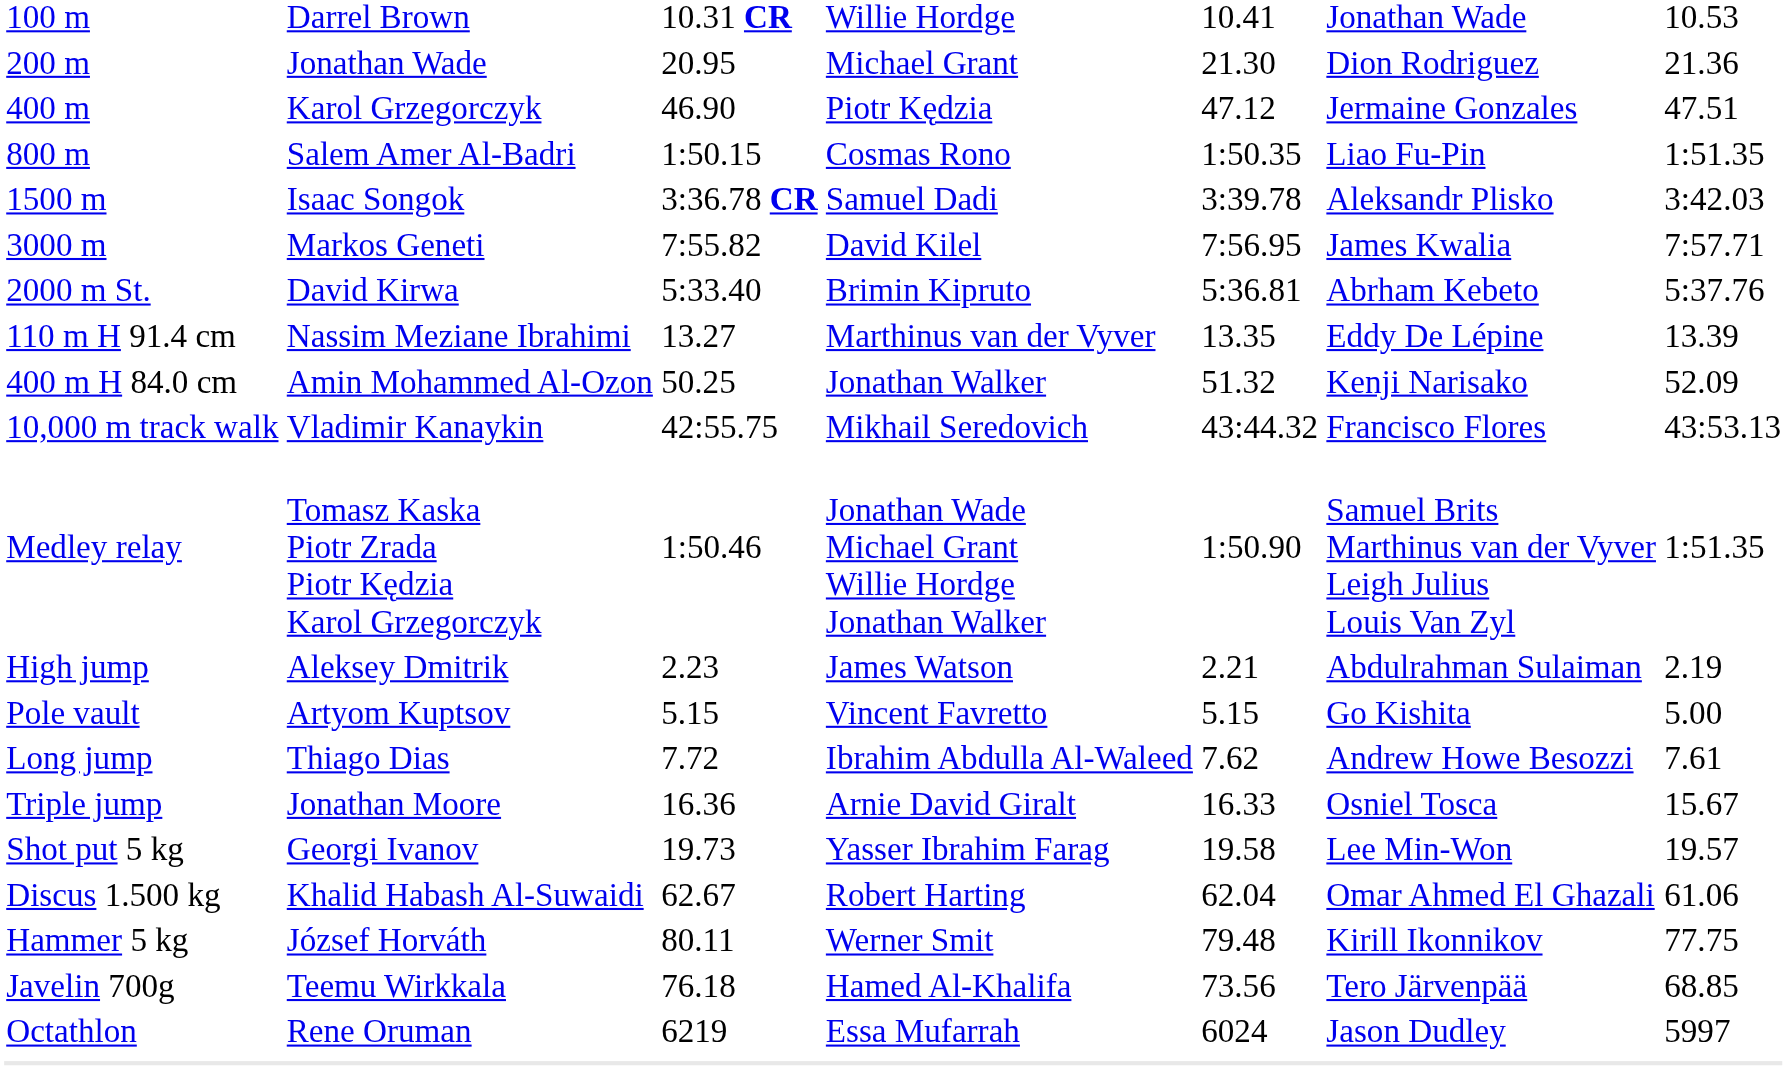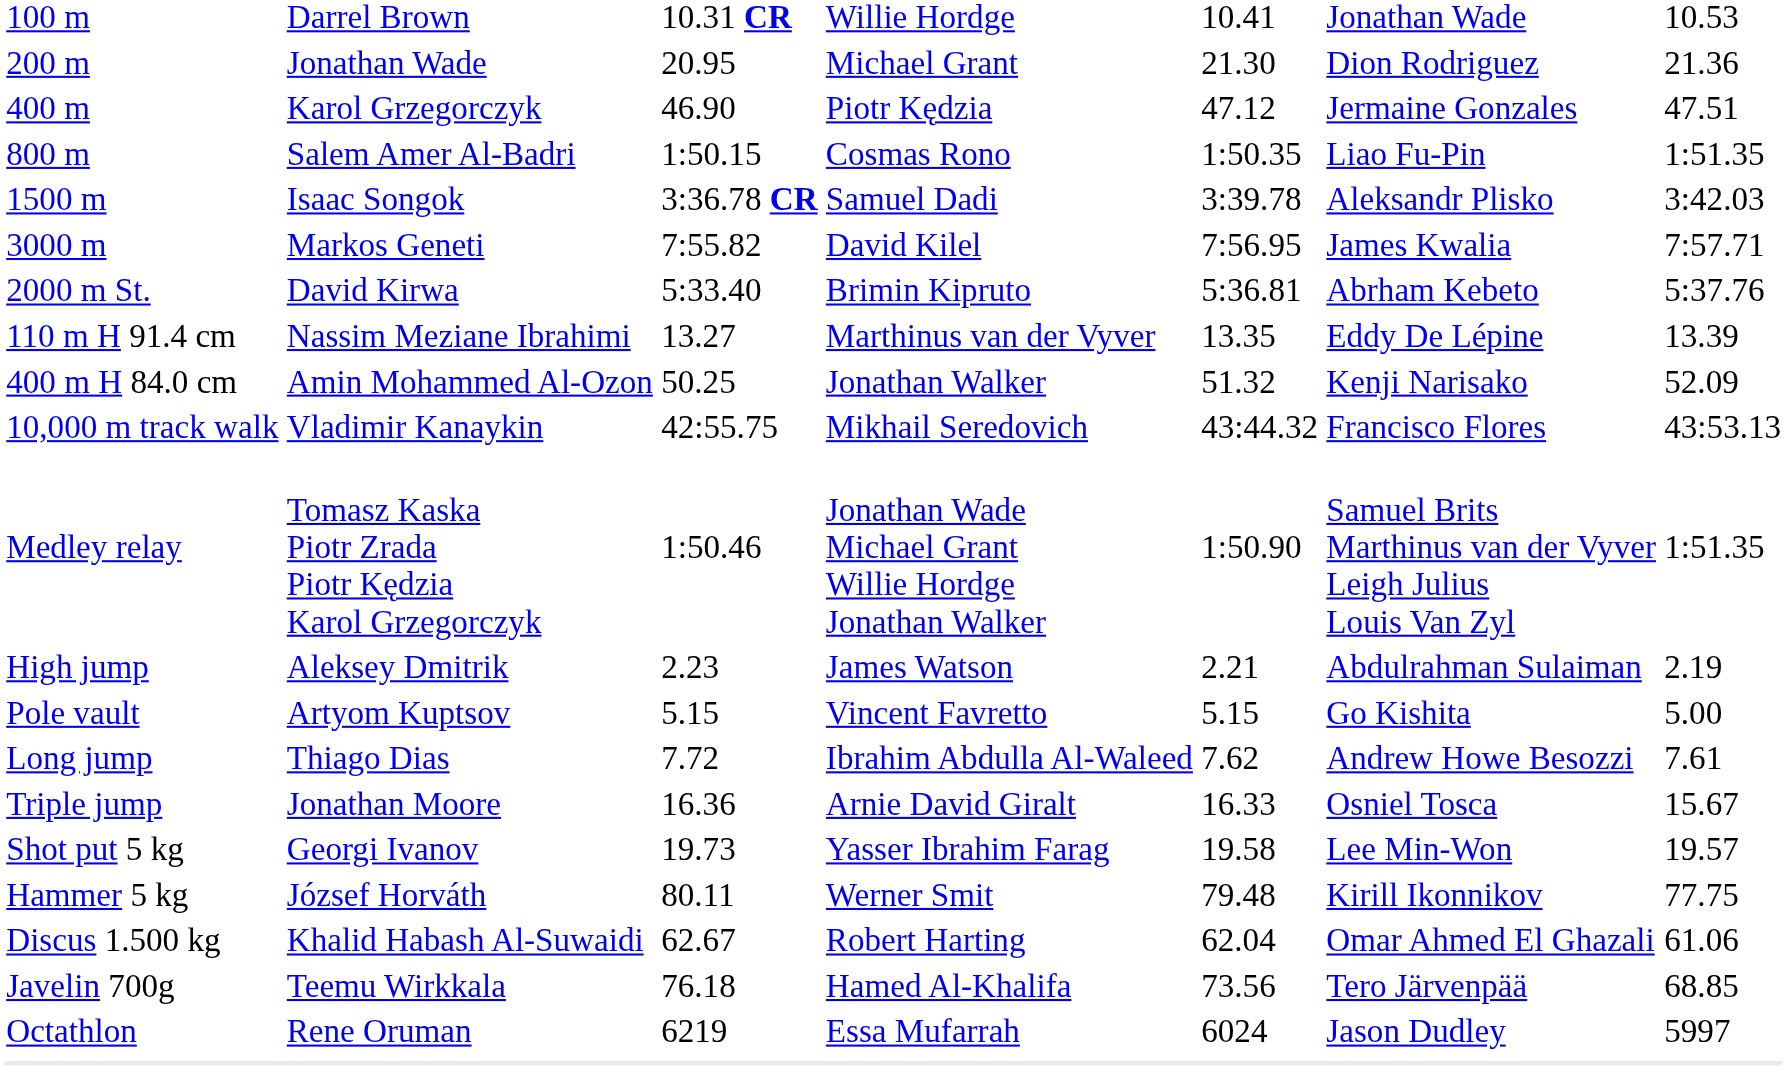rows swapped: (113, 894) <-> (97, 940)
